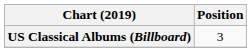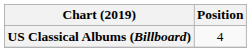(220, 36) 3 -> (220, 36) 4
